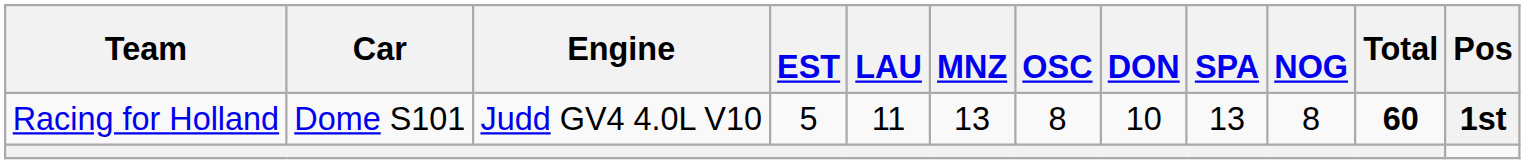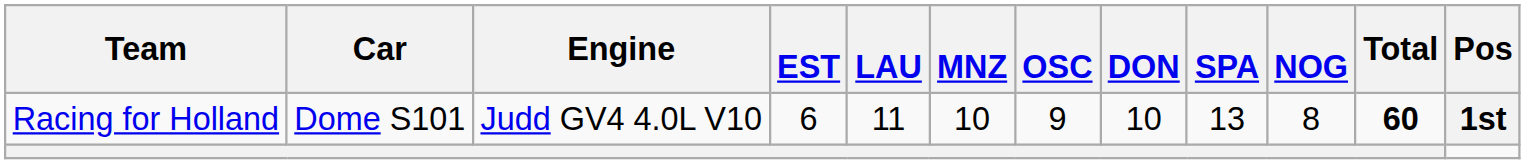(809, 118) 5 -> (809, 118) 6
(972, 118) 13 -> (972, 118) 10
(1057, 118) 8 -> (1057, 118) 9
